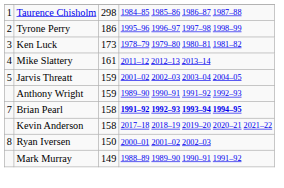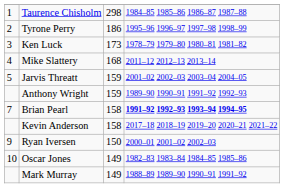(109, 61) 161 -> (114, 61) 168
(9, 142) 8 -> (9, 142) 9
+ row: (46, 158)
